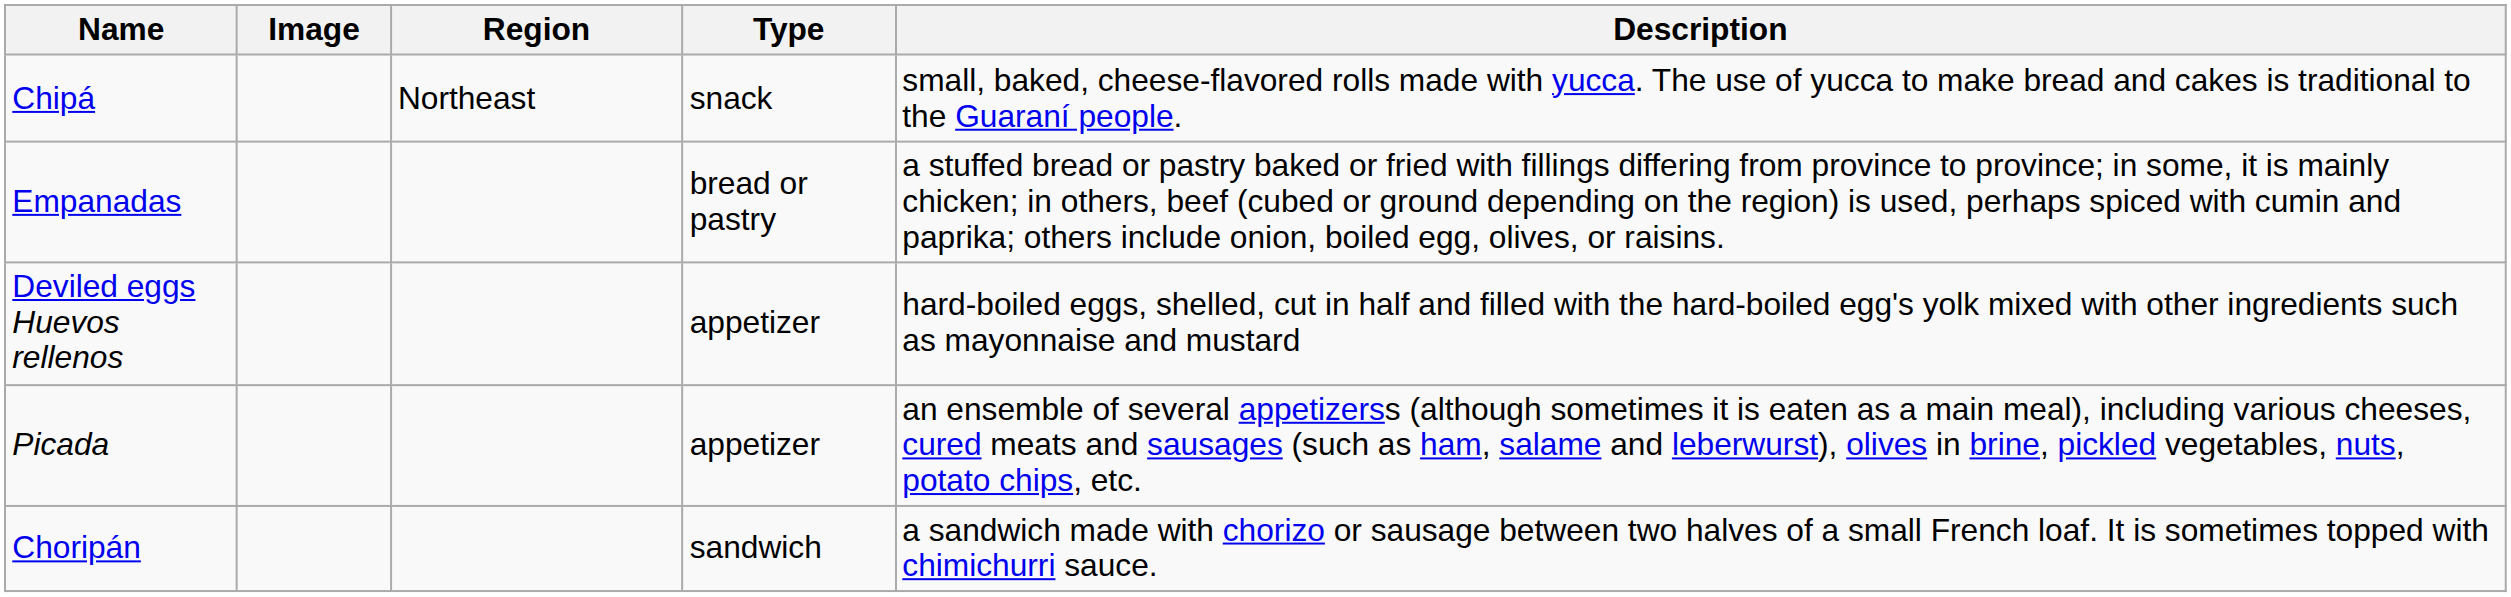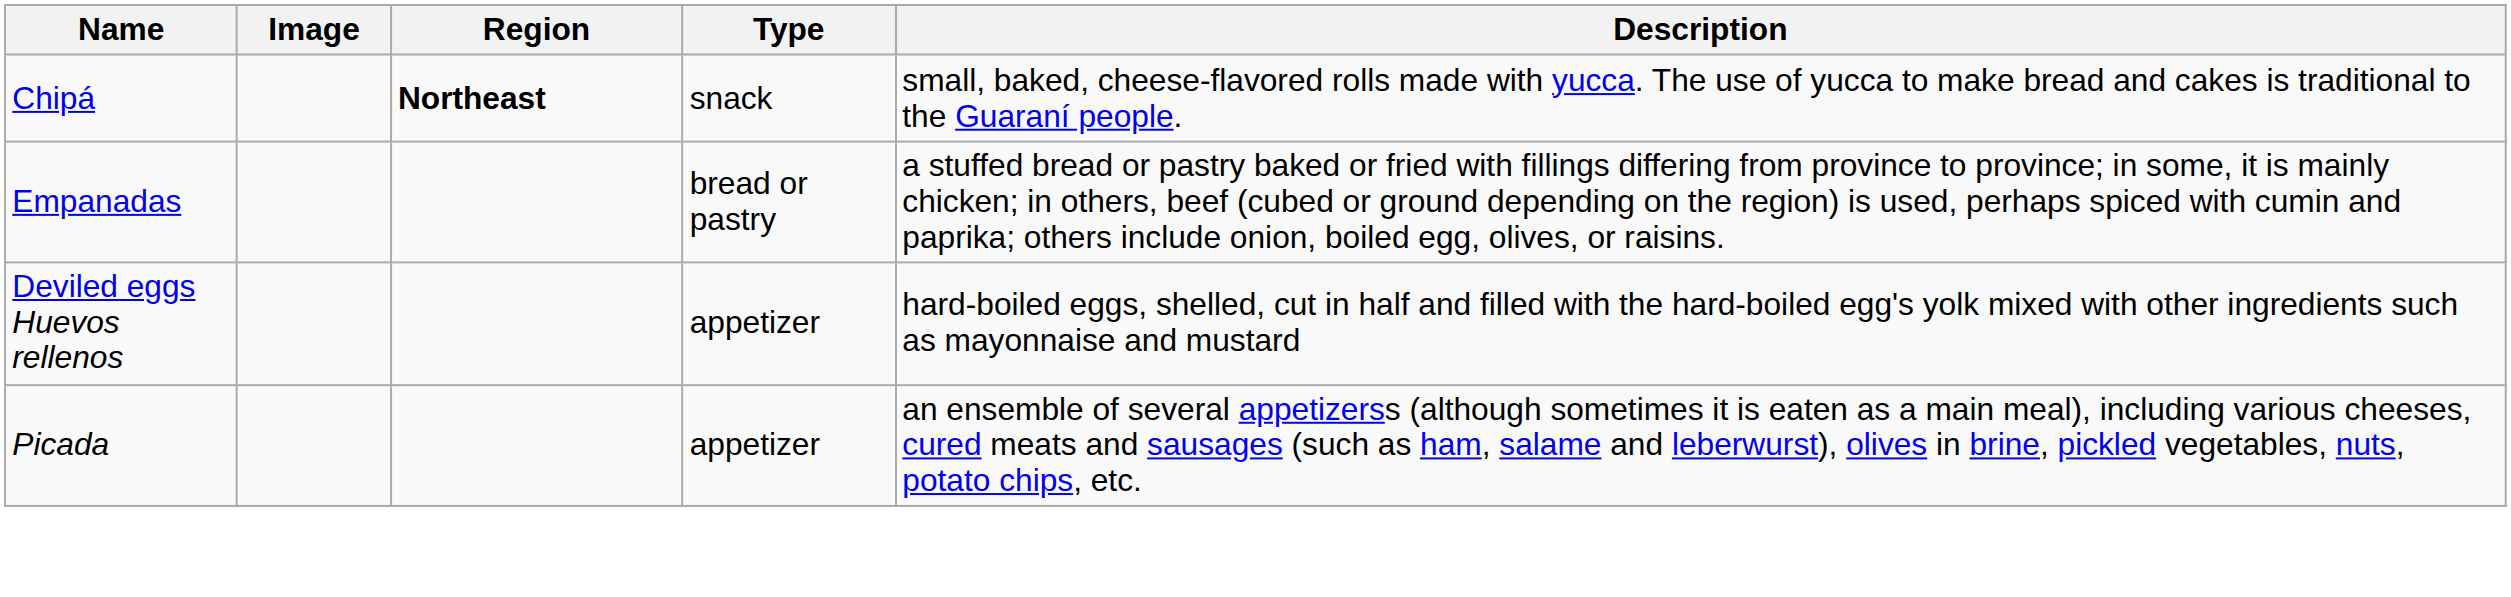(467, 97) normal -> (472, 97) bold
- row: (77, 548)
